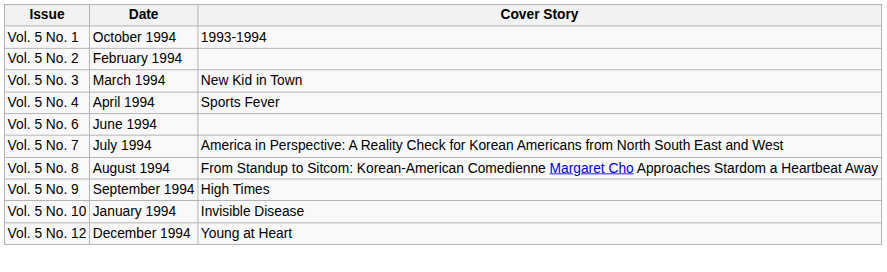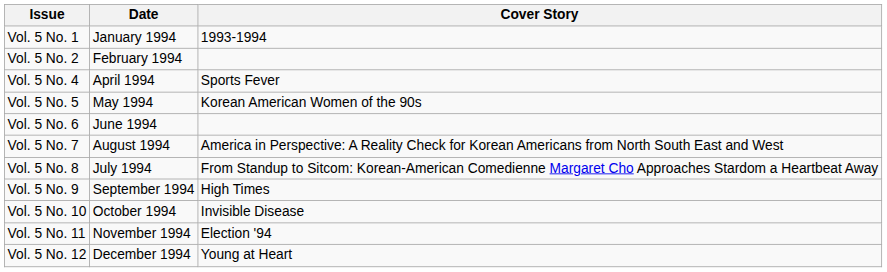(134, 37) October 1994 -> (134, 37) January 1994
- row: (43, 80)
+ row: (43, 102)
(122, 146) July 1994 -> (131, 146) August 1994
(131, 168) August 1994 -> (122, 168) July 1994
(134, 211) January 1994 -> (134, 211) October 1994
+ row: (46, 233)
